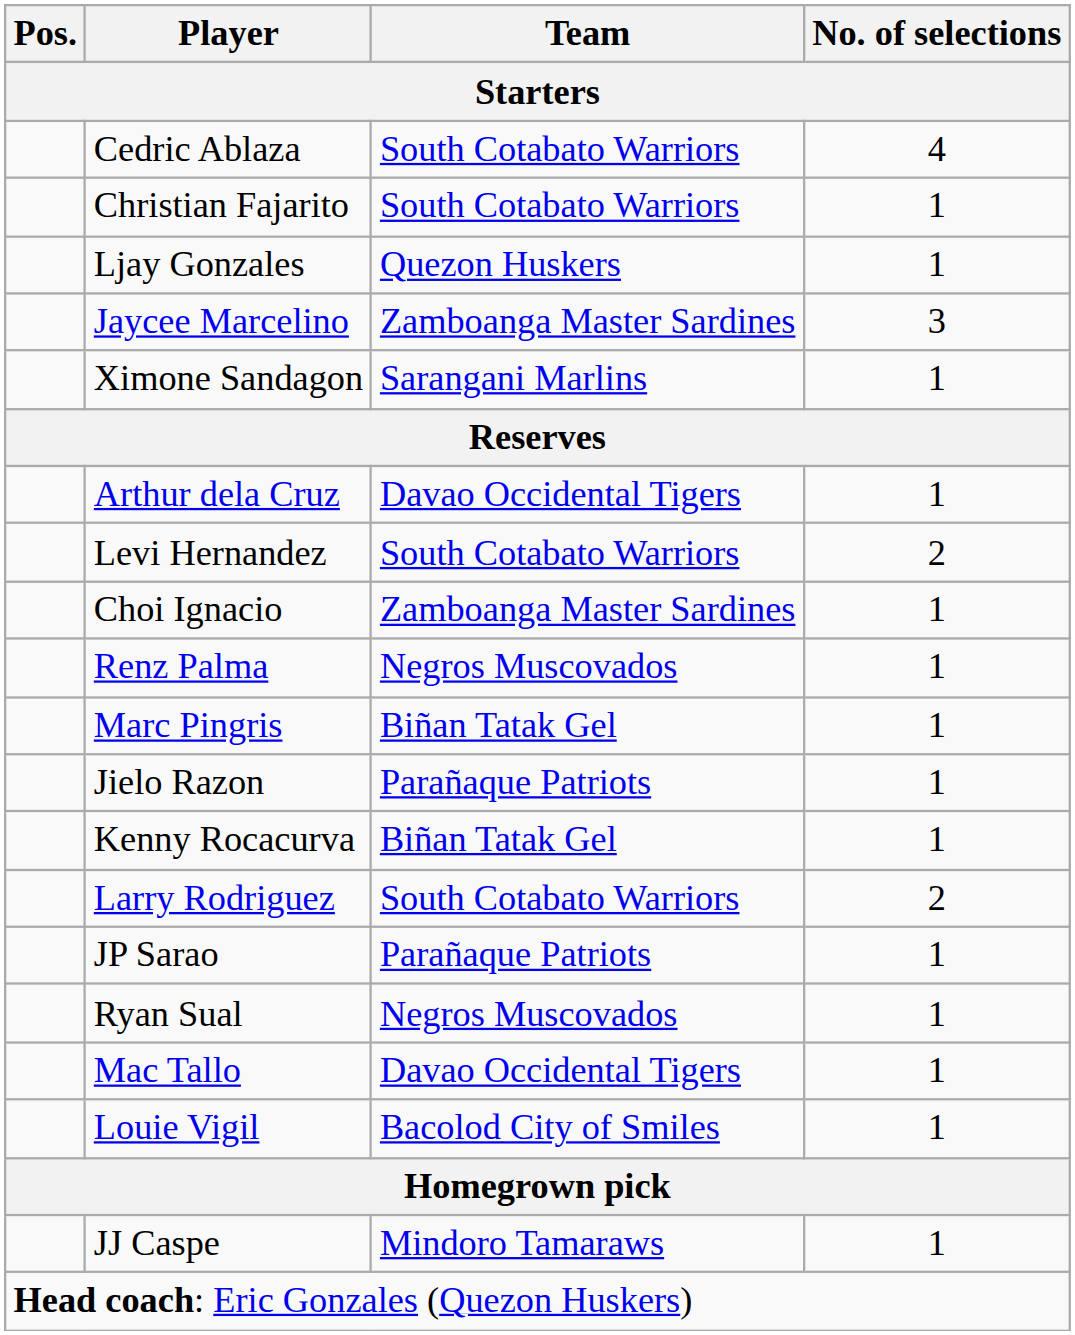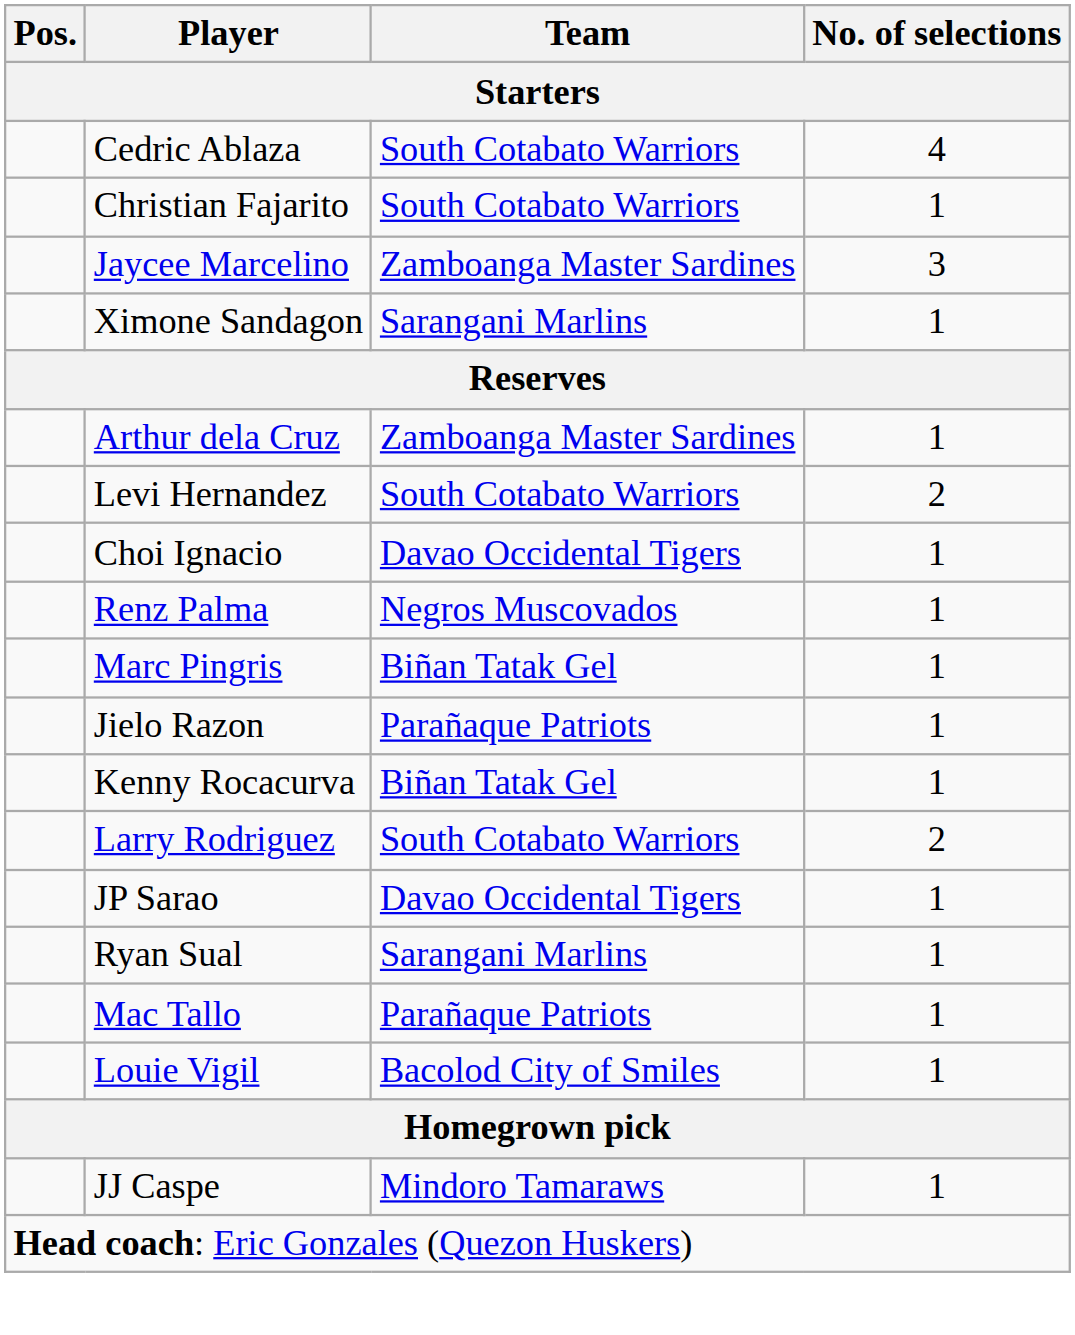- row: (199, 263)
(560, 494) Davao Occidental Tigers -> (588, 436) Zamboanga Master Sardines
(588, 609) Zamboanga Master Sardines -> (560, 551) Davao Occidental Tigers
(516, 954) Parañaque Patriots -> (560, 897) Davao Occidental Tigers
(529, 1012) Negros Muscovados -> (514, 954) Sarangani Marlins
(560, 1070) Davao Occidental Tigers -> (516, 1012) Parañaque Patriots
